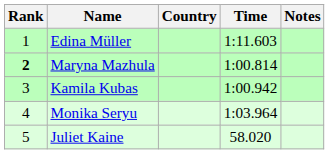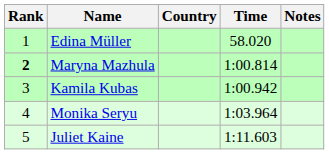(250, 40) 1:11.603 -> (250, 40) 58.020
(250, 137) 58.020 -> (250, 137) 1:11.603
